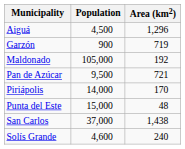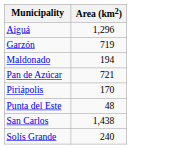- column: (98, 13)
(161, 60) 192 -> (107, 60) 194
